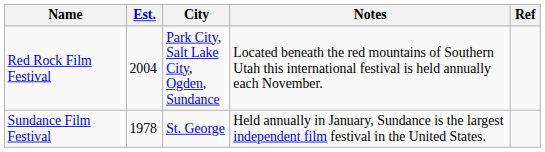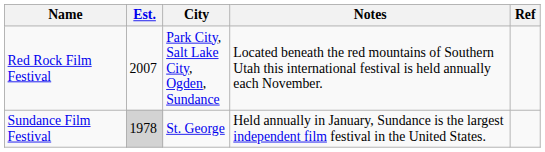(143, 68) 2004 -> (143, 68) 2007
(143, 128) no background -> (143, 128) lightgrey background
